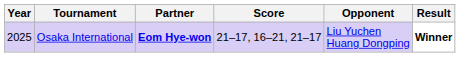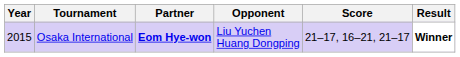columns swapped: (368, 14) <-> (269, 14)
(19, 37) 2025 -> (19, 37) 2015
